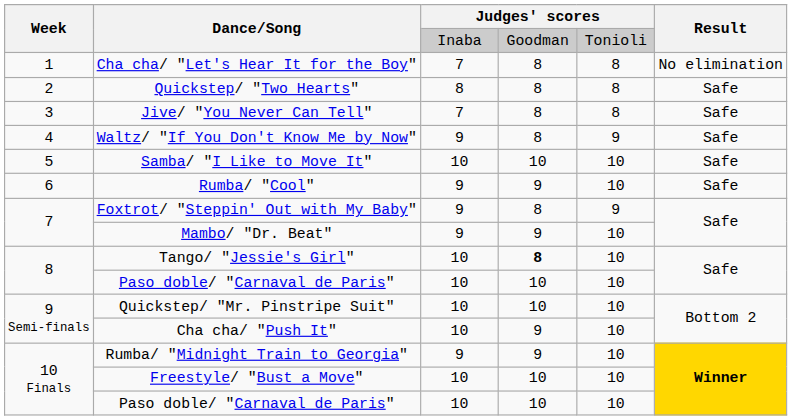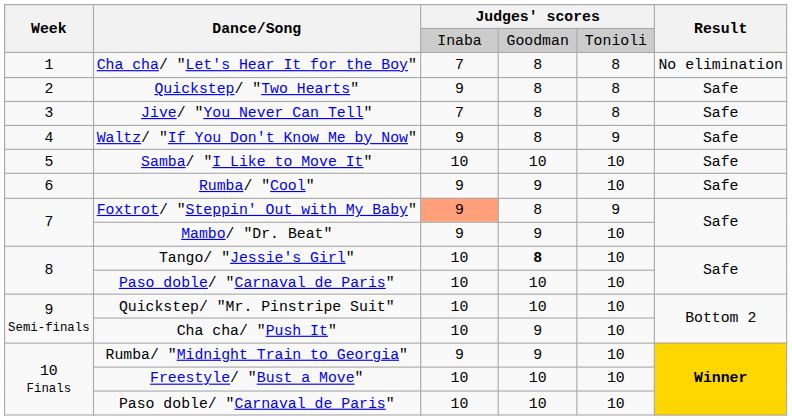(459, 89) 8 -> (459, 89) 9
(459, 210) no background -> (459, 210) lightsalmon background
